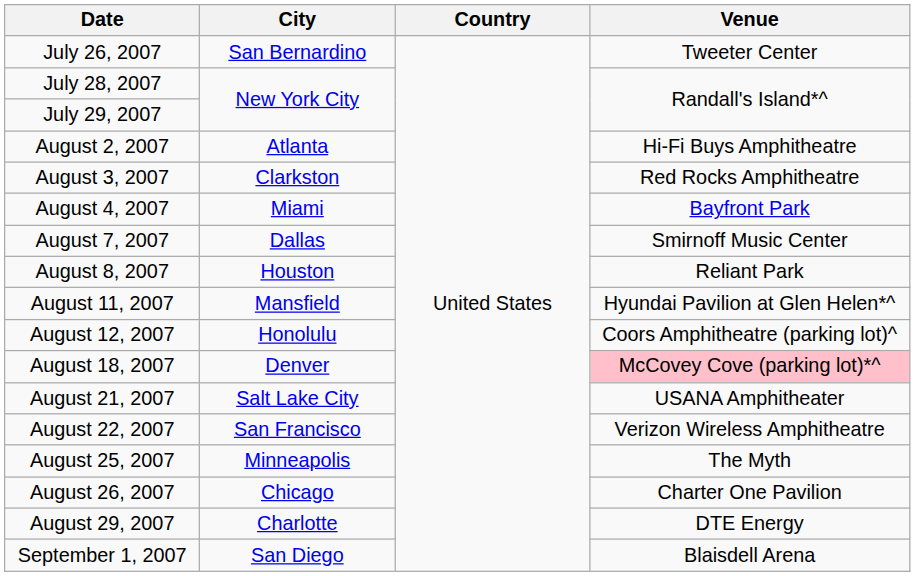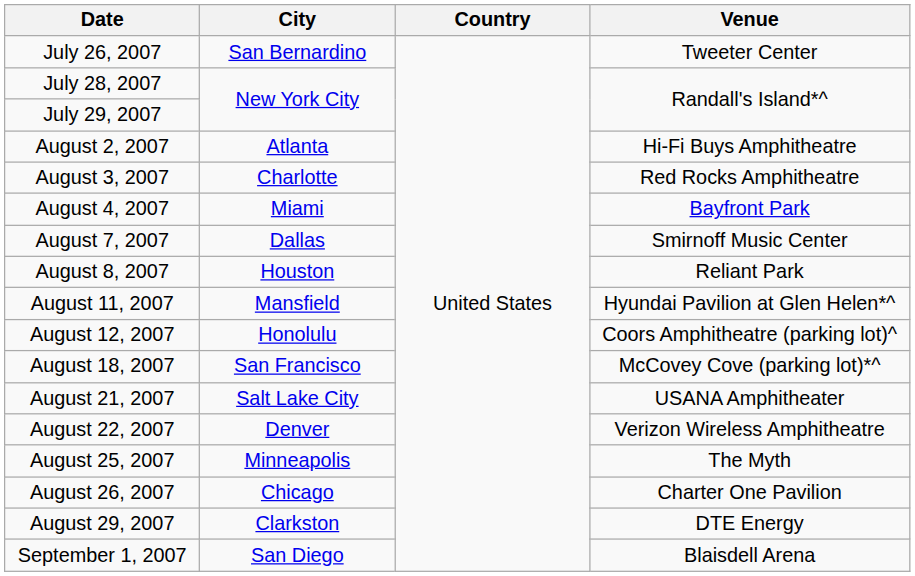(297, 177) Clarkston -> (297, 177) Charlotte
(297, 366) Denver -> (297, 366) San Francisco
(750, 366) pink background -> (750, 366) no background
(297, 429) San Francisco -> (297, 429) Denver
(297, 523) Charlotte -> (297, 523) Clarkston
